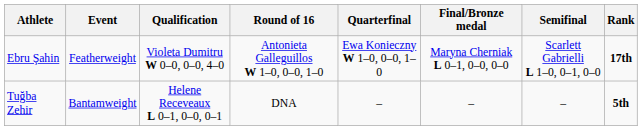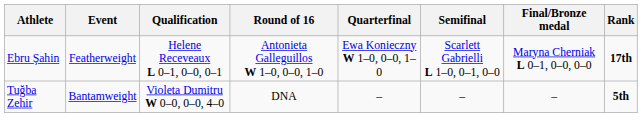columns swapped: (563, 20) <-> (471, 20)
(185, 58) Violeta Dumitru W 0–0, 0–0, 4–0 -> (185, 58) Helene Receveaux L 0–1, 0–0, 0–1
(185, 103) Helene Receveaux L 0–1, 0–0, 0–1 -> (185, 96) Violeta Dumitru W 0–0, 0–0, 4–0
